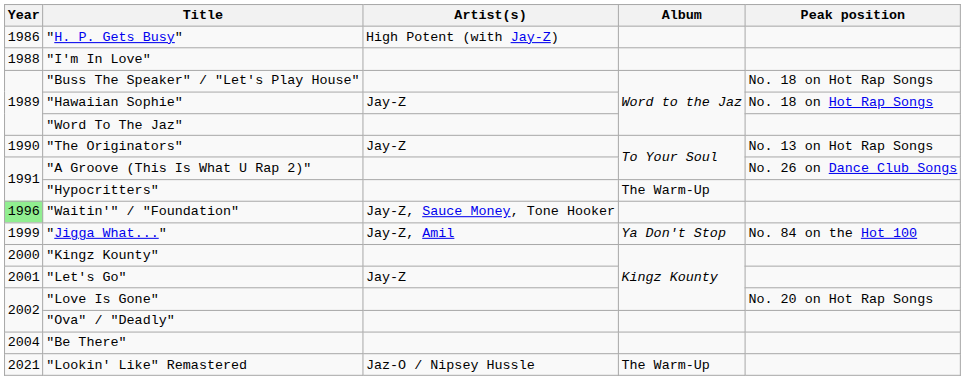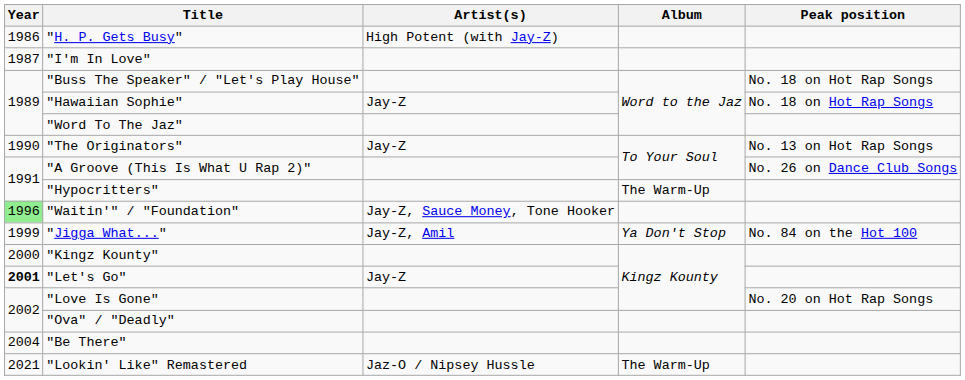(24, 59) 1988 -> (24, 59) 1987
(24, 277) normal -> (24, 277) bold
